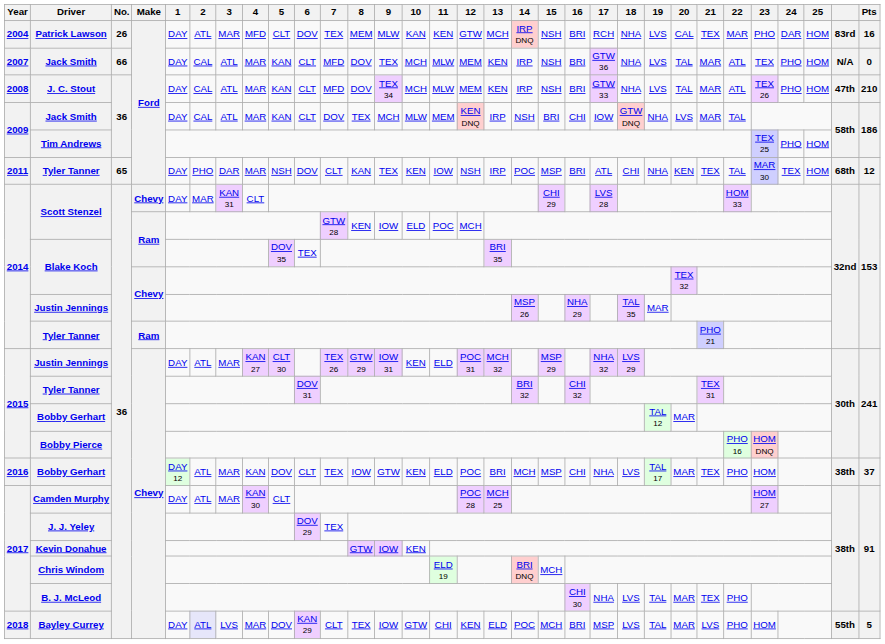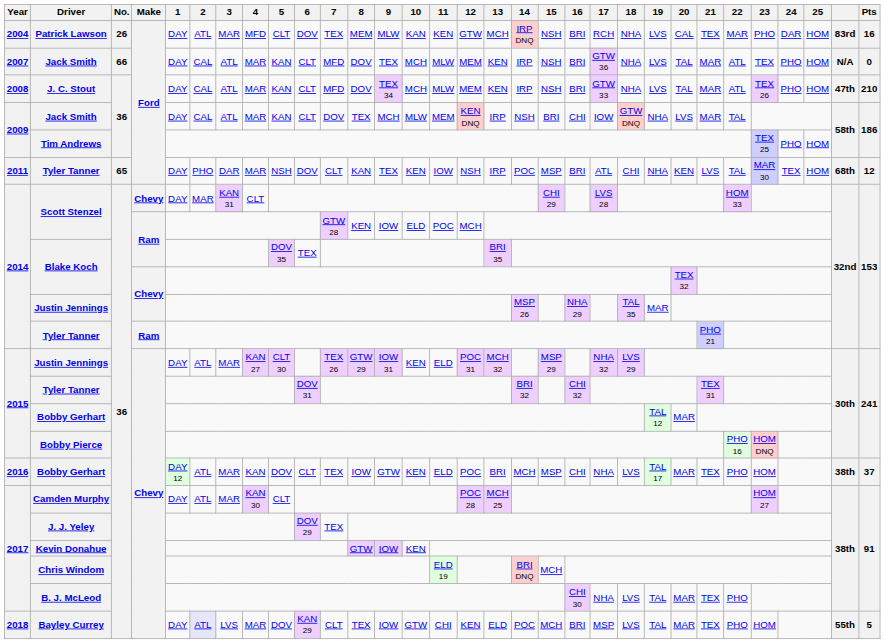(710, 171) TEX -> (710, 171) LVS
(710, 625) LVS -> (710, 625) TEX
